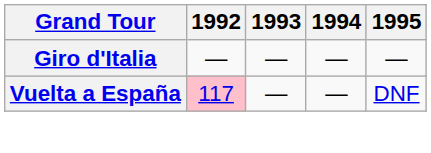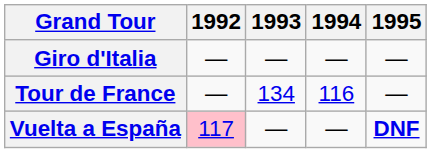+ row: (95, 93)
(397, 93) normal -> (397, 128) bold
